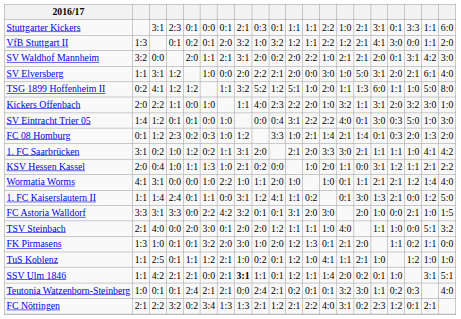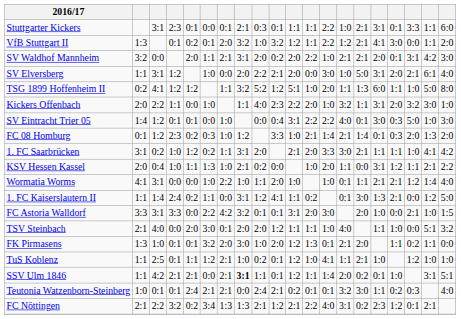(192, 197) 0:1 -> (192, 197) 0:2
